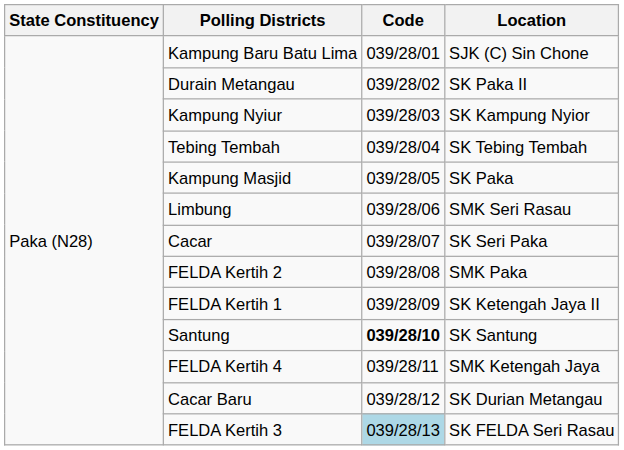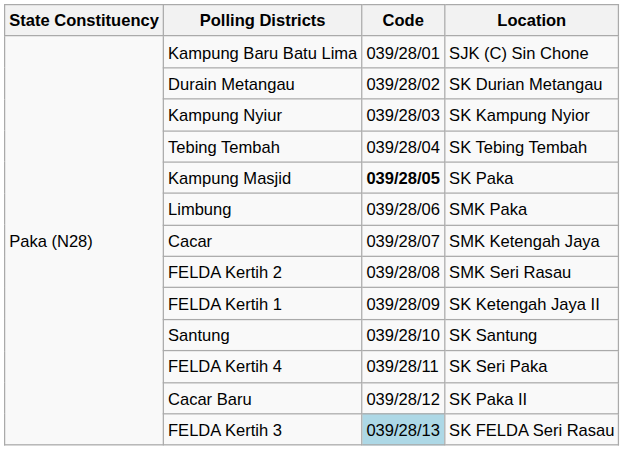(488, 84) SK Paka II -> (526, 84) SK Durian Metangau
(403, 178) normal -> (403, 177) bold
(510, 210) SMK Seri Rasau -> (488, 210) SMK Paka
(498, 241) SK Seri Paka -> (524, 241) SMK Ketengah Jaya
(488, 273) SMK Paka -> (510, 273) SMK Seri Rasau
(403, 334) bold -> (403, 336) normal
(524, 367) SMK Ketengah Jaya -> (498, 367) SK Seri Paka
(526, 399) SK Durian Metangau -> (488, 399) SK Paka II
